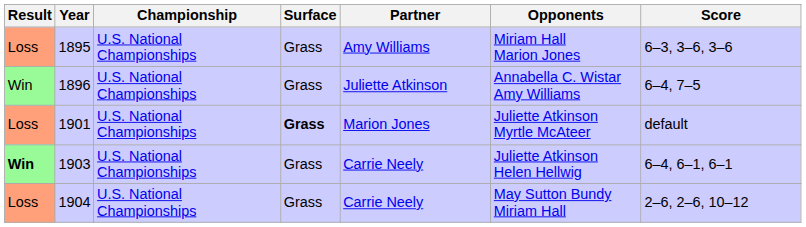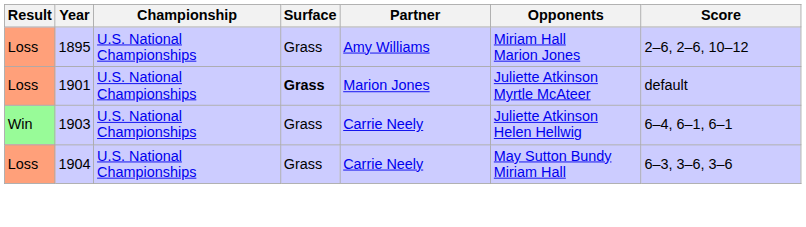(689, 46) 6–3, 3–6, 3–6 -> (697, 46) 2–6, 2–6, 10–12
- row: (74, 85)
(21, 163) bold -> (20, 124) normal
(697, 203) 2–6, 2–6, 10–12 -> (689, 163) 6–3, 3–6, 3–6
